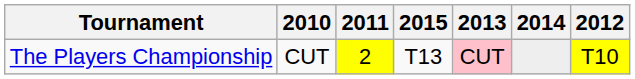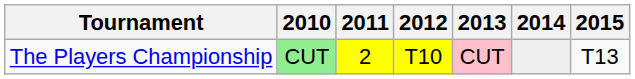columns swapped: (600, 22) <-> (423, 22)
(307, 57) no background -> (307, 57) lightgreen background
